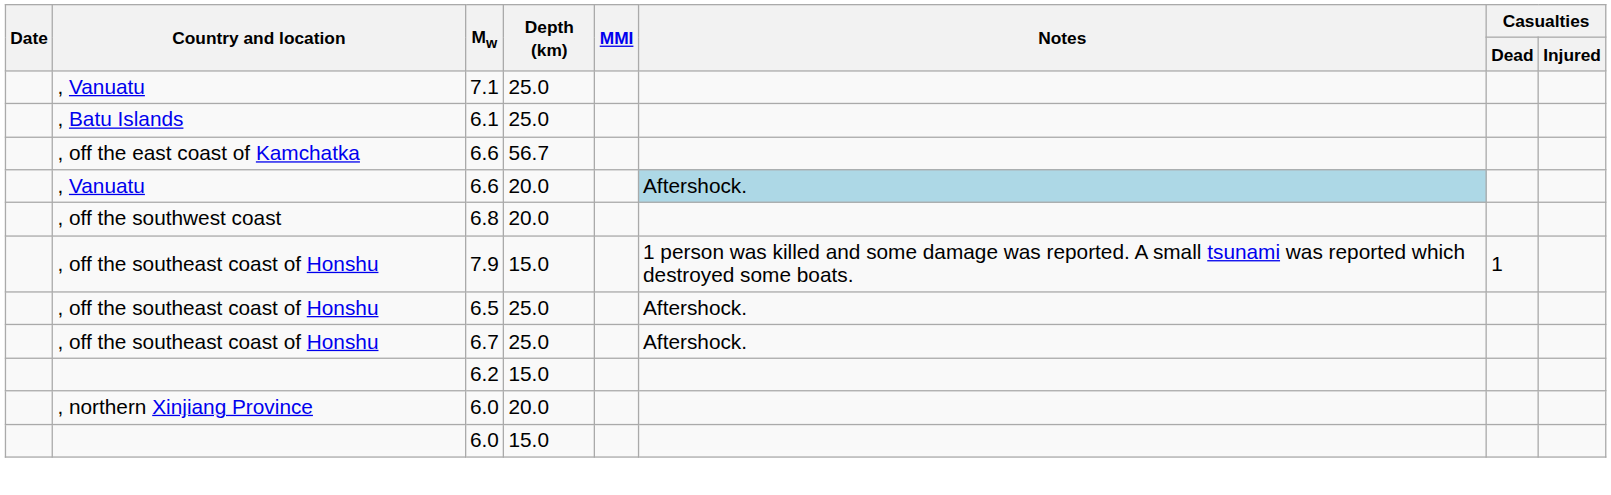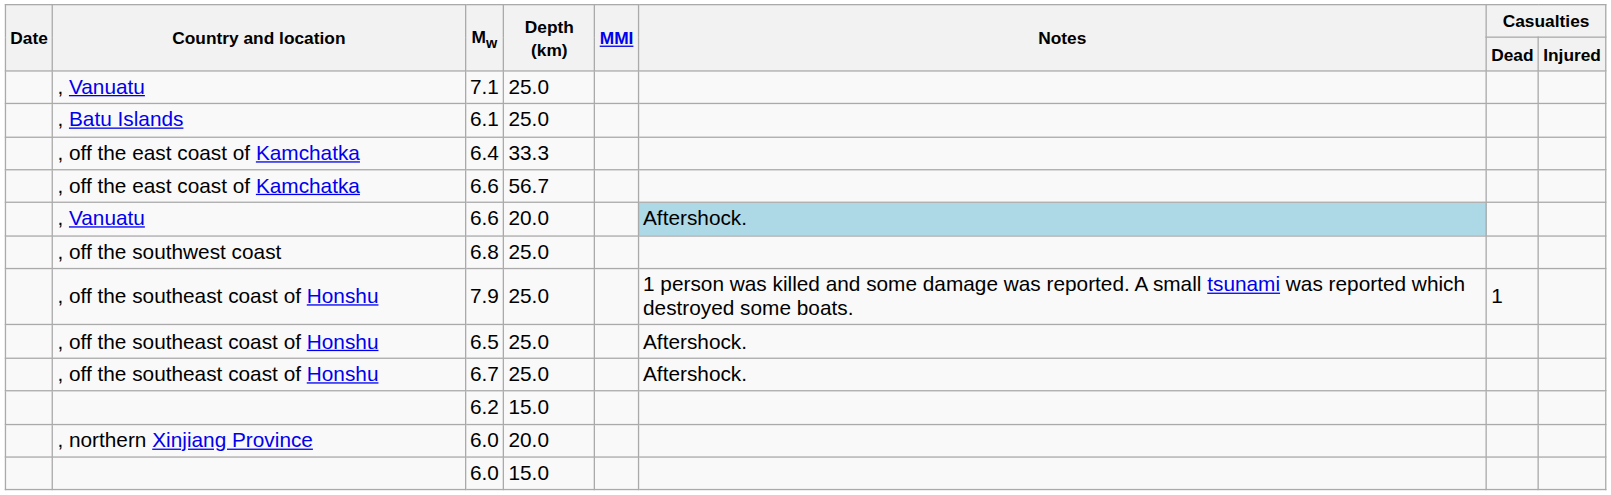+ row: (209, 152)
(529, 218) 20.0 -> (529, 251) 25.0
(529, 263) 15.0 -> (529, 296) 25.0
